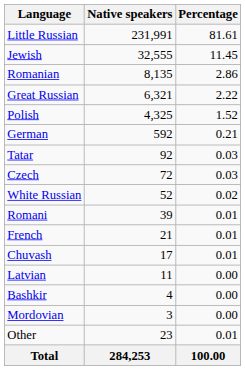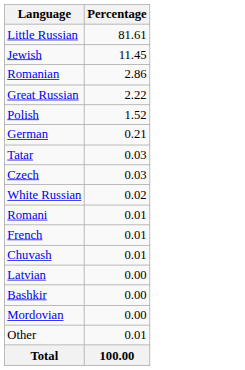- column: (130, 14)
